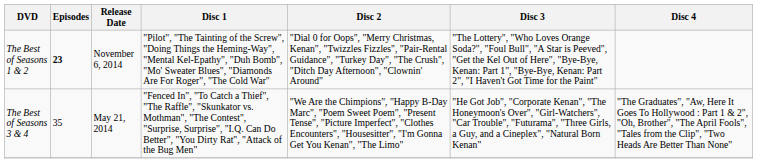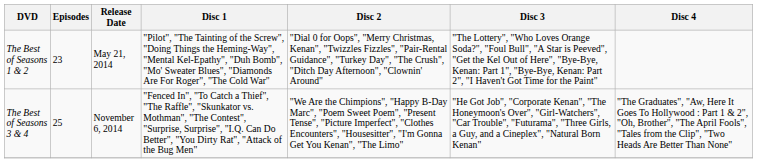(58, 59) bold -> (58, 59) normal
(114, 59) November 6, 2014 -> (109, 59) May 21, 2014
(58, 123) 35 -> (58, 123) 25
(109, 123) May 21, 2014 -> (114, 123) November 6, 2014
